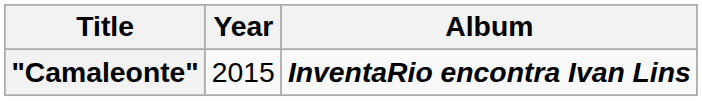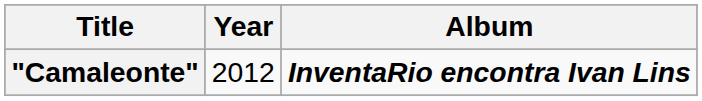(243, 71) 2015 -> (243, 71) 2012
